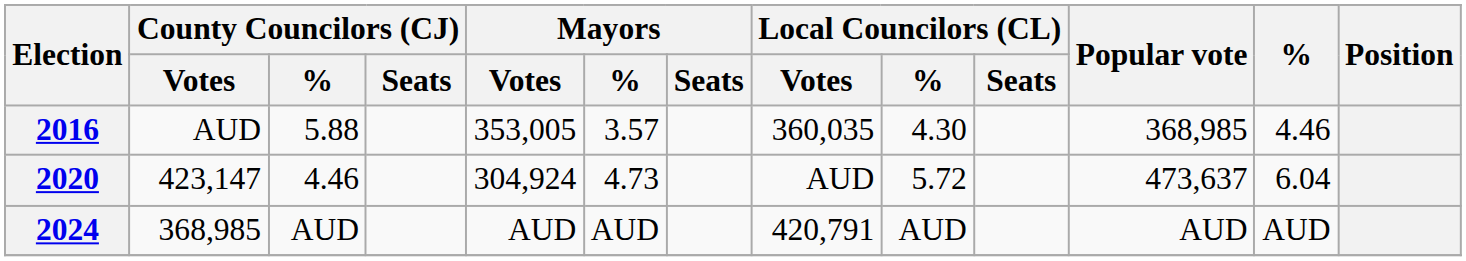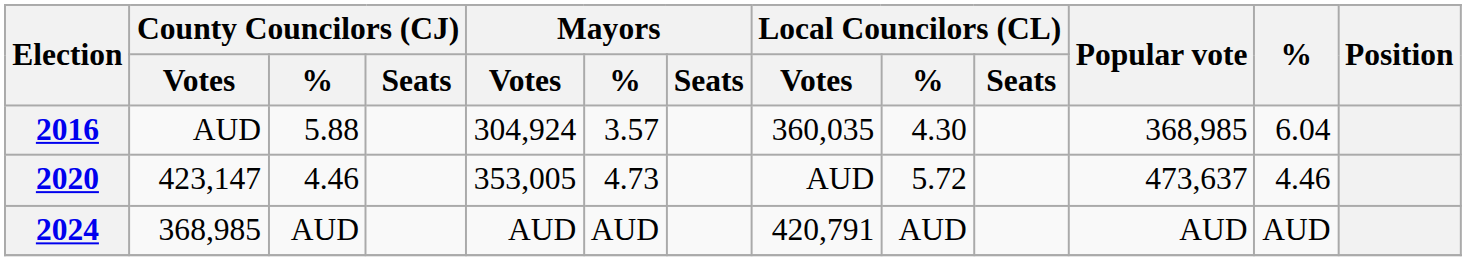(525, 129) 353,005 -> (525, 129) 304,924
(1303, 129) 4.46 -> (1303, 129) 6.04
(525, 179) 304,924 -> (525, 179) 353,005
(1303, 179) 6.04 -> (1303, 179) 4.46
